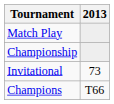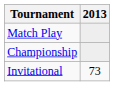- row: (34, 90)
